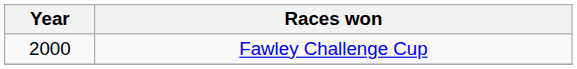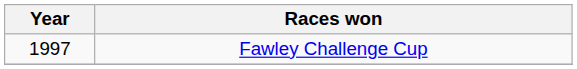(50, 49) 2000 -> (50, 49) 1997
